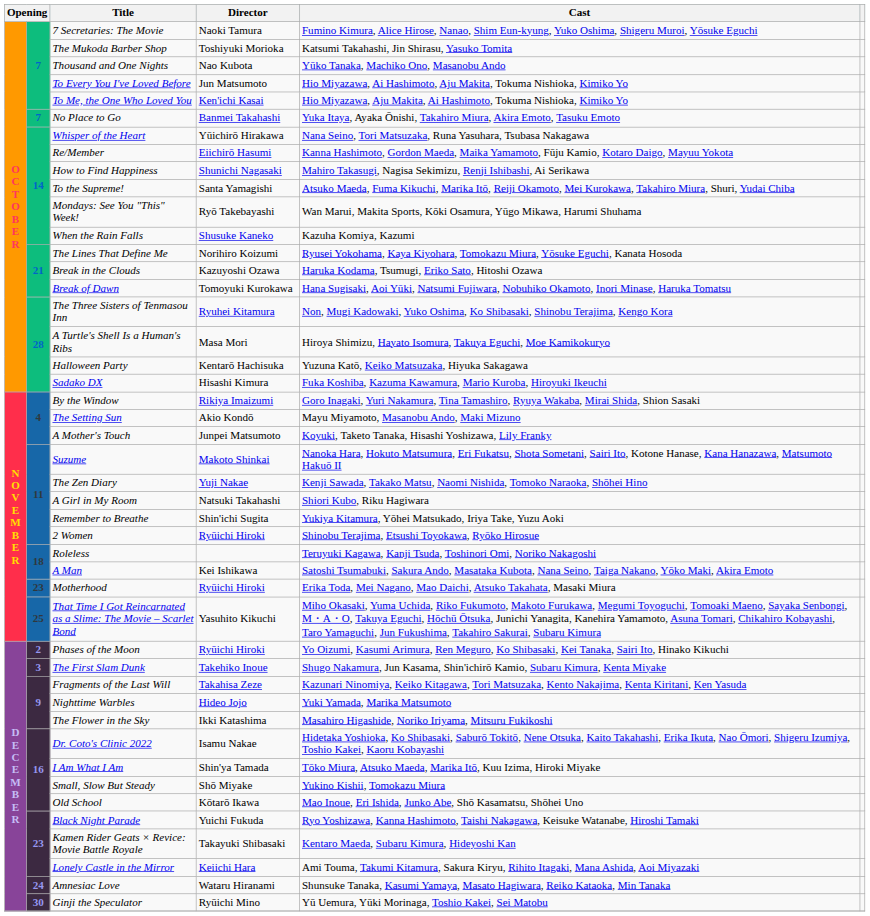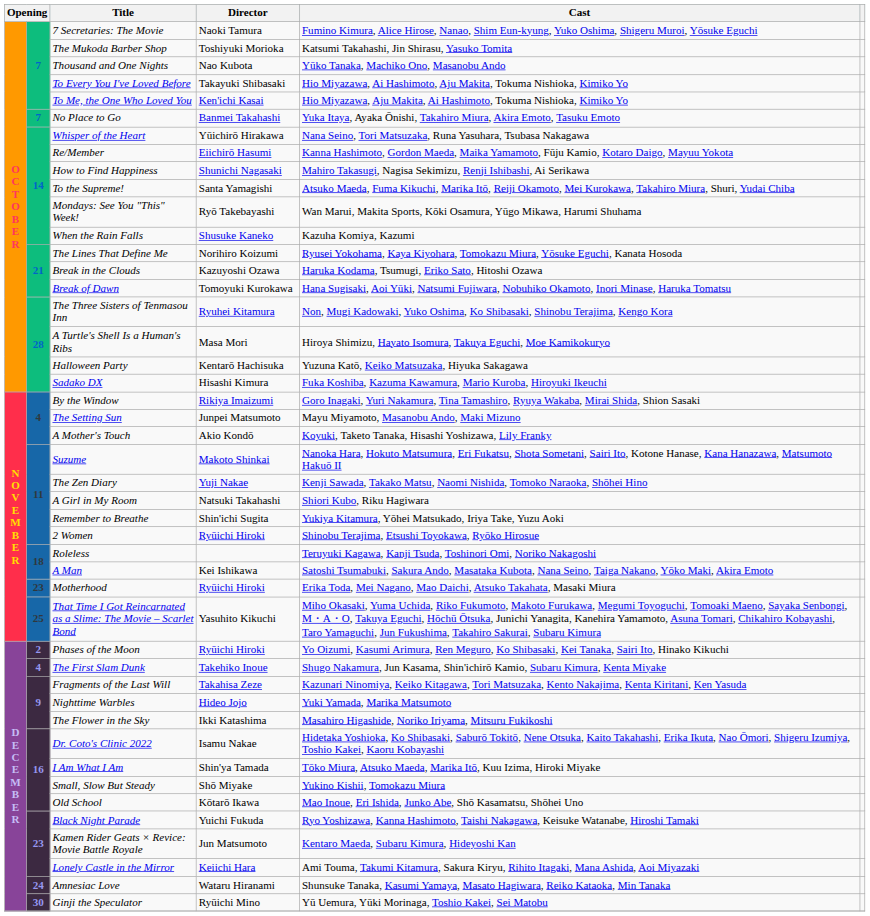(233, 83) Jun Matsumoto -> (242, 83) Takayuki Shibasaki
(226, 418) Akio Kondō -> (240, 418) Junpei Matsumoto
(240, 435) Junpei Matsumoto -> (226, 435) Akio Kondō
(38, 667) 3 -> (38, 667) 4
(242, 843) Takayuki Shibasaki -> (233, 843) Jun Matsumoto
